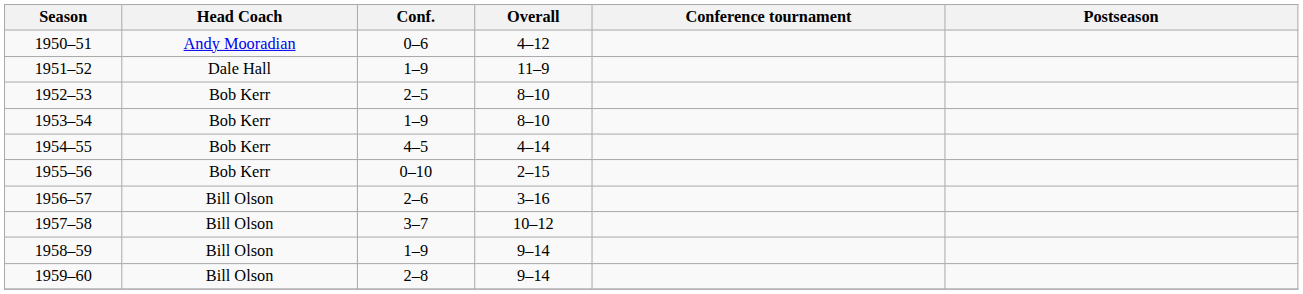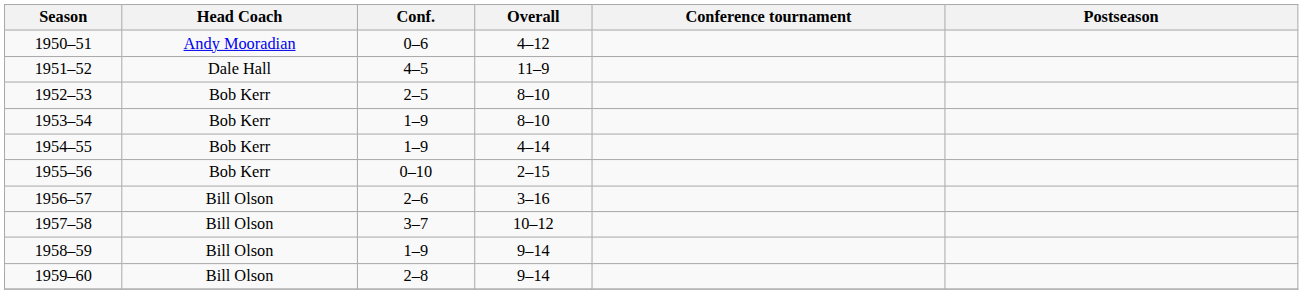(416, 69) 1–9 -> (416, 69) 4–5
(416, 146) 4–5 -> (416, 146) 1–9
